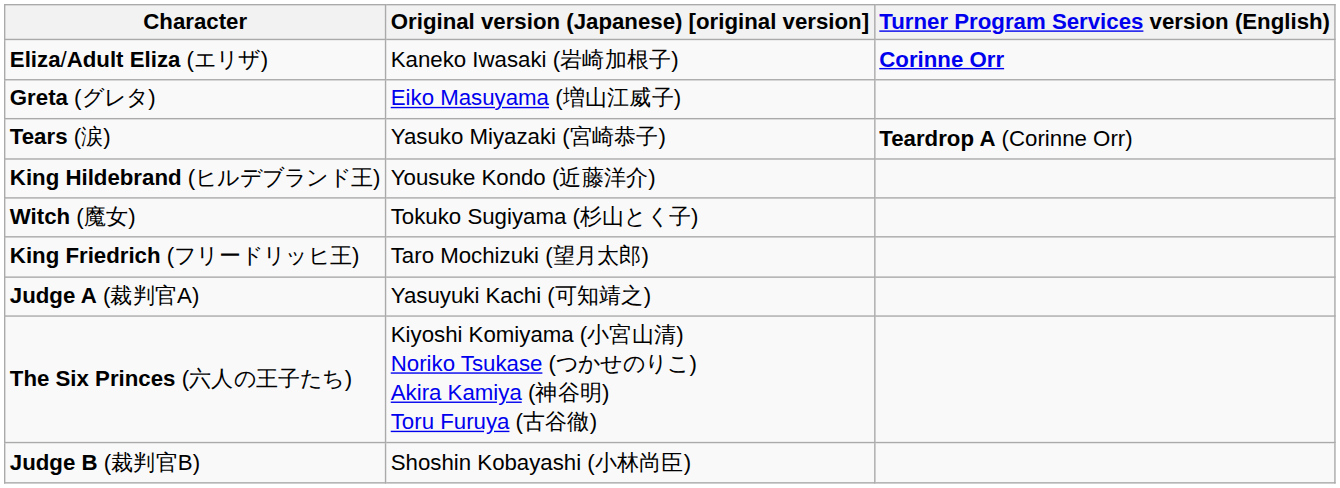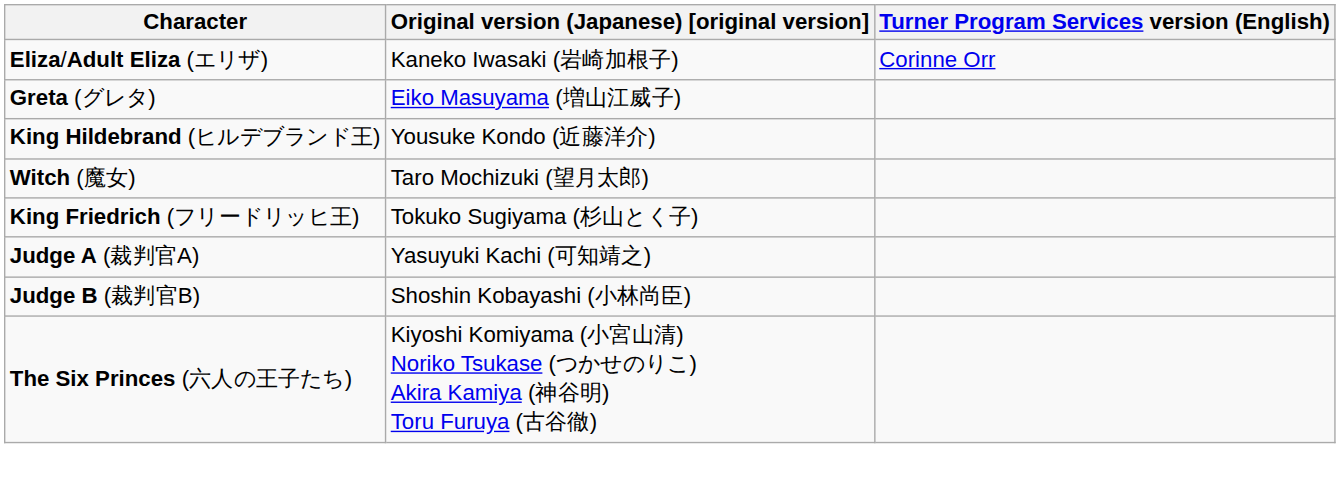(942, 59) bold -> (937, 59) normal
- row: (60, 137)
(545, 216) Tokuko Sugiyama (杉山とく子) -> (520, 177) Taro Mochizuki (望月太郎)
(520, 256) Taro Mochizuki (望月太郎) -> (545, 216) Tokuko Sugiyama (杉山とく子)
rows swapped: (105, 461) <-> (181, 378)
